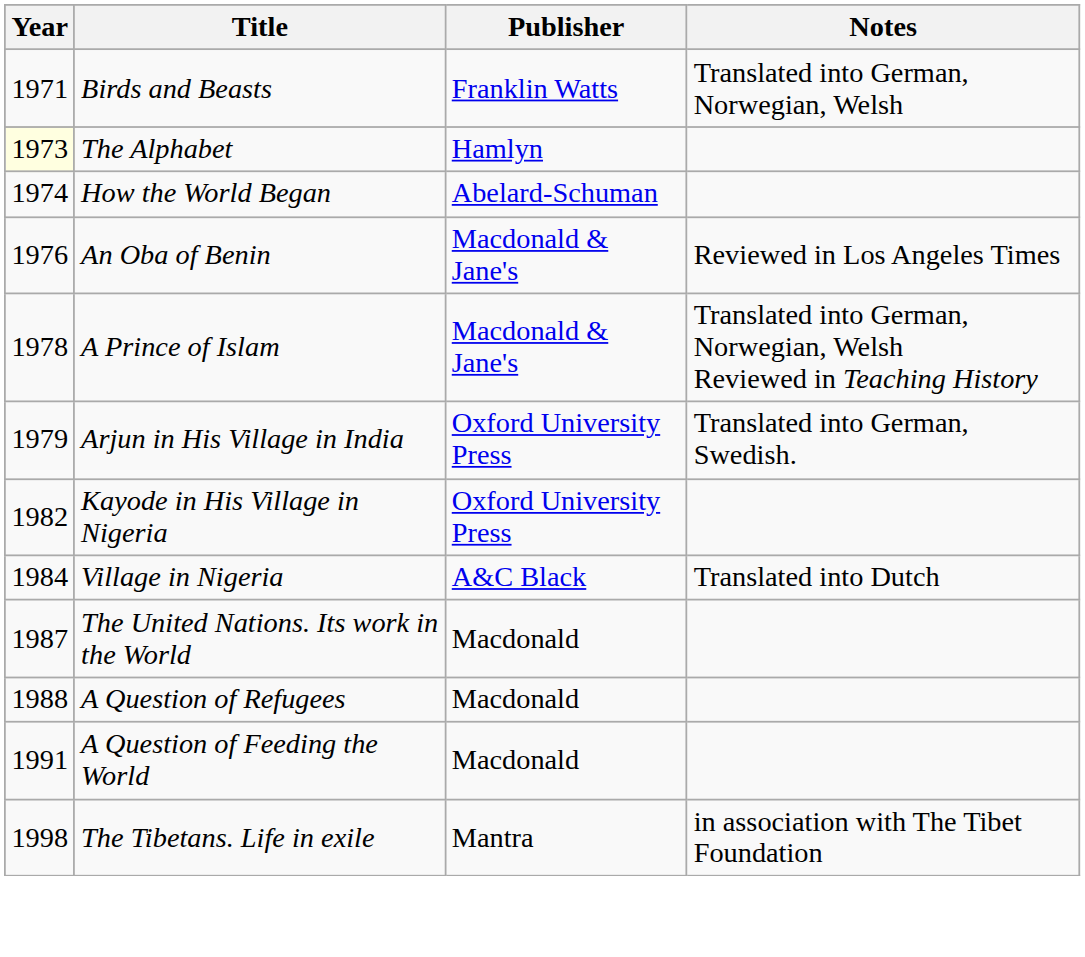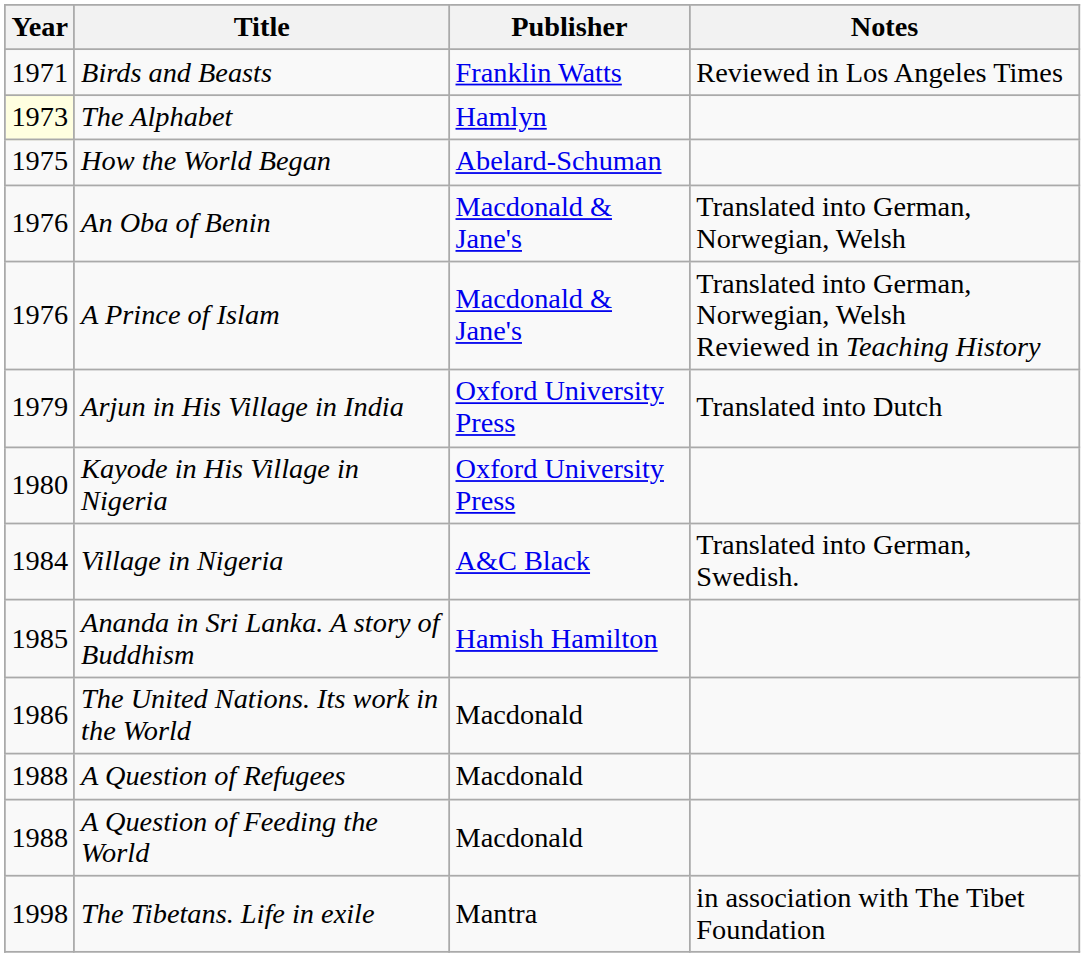(831, 87) Translated into German, Norwegian, Welsh -> (880, 71) Reviewed in Los Angeles Times
(40, 193) 1974 -> (40, 161) 1975
(877, 254) Reviewed in Los Angeles Times -> (834, 222) Translated into German, Norwegian, Welsh
(40, 347) 1978 -> (40, 315) 1976
(831, 439) Translated into German, Swedish. -> (819, 407) Translated into Dutch
(40, 516) 1982 -> (40, 484) 1980
(817, 577) Translated into Dutch -> (834, 561) Translated into German, Swedish.
+ row: (260, 638)
(40, 638) 1987 -> (40, 715) 1986
(40, 759) 1991 -> (40, 836) 1988
